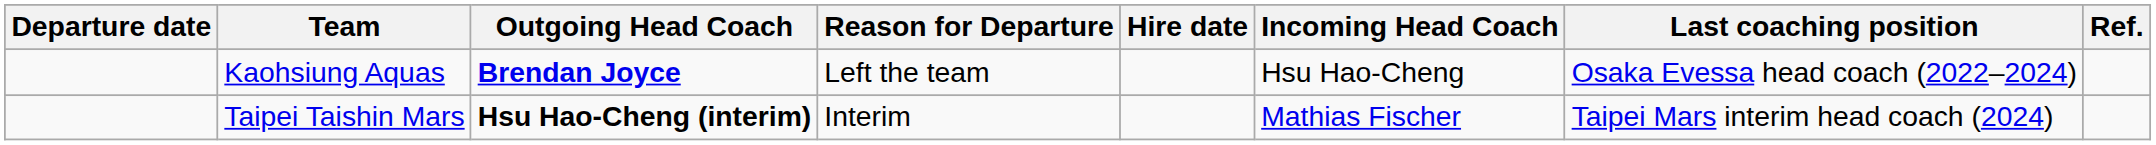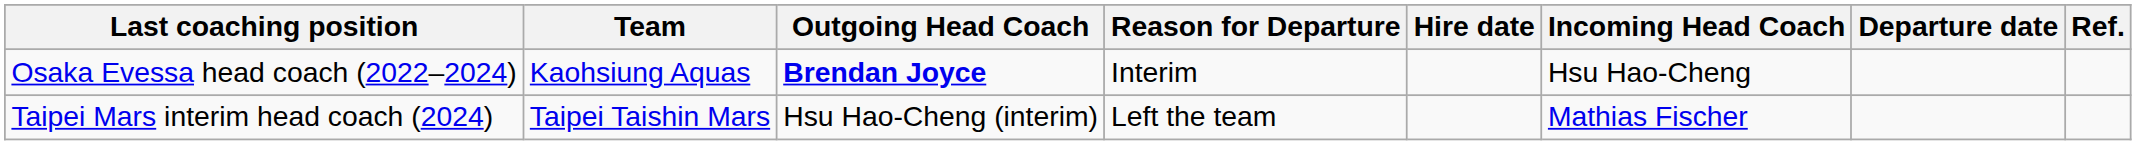columns swapped: (111, 26) <-> (1824, 26)
(907, 71) Left the team -> (1154, 71) Interim
(644, 116) bold -> (941, 116) normal
(868, 116) Interim -> (1194, 116) Left the team
